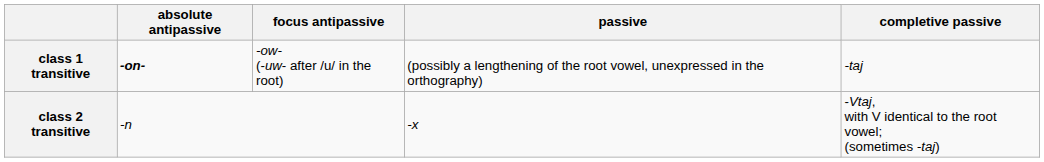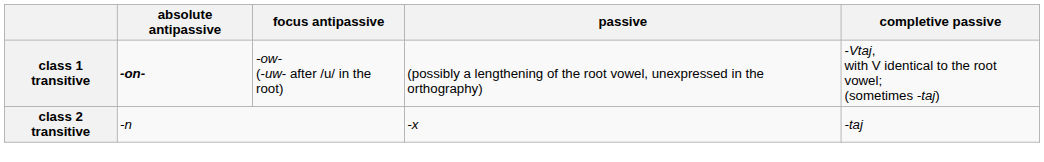(854, 65) -taj -> (921, 73) -Vtaj, with V identical to the root vowel; (sometimes -taj)
(921, 124) -Vtaj, with V identical to the root vowel; (sometimes -taj) -> (854, 124) -taj
